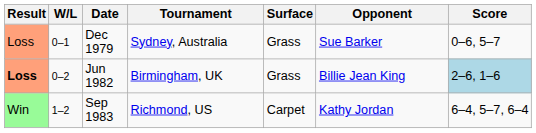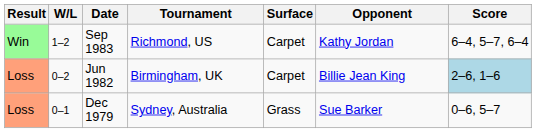rows swapped: (99, 41) <-> (99, 110)
(22, 75) bold -> (21, 75) normal
(284, 75) Grass -> (286, 75) Carpet
